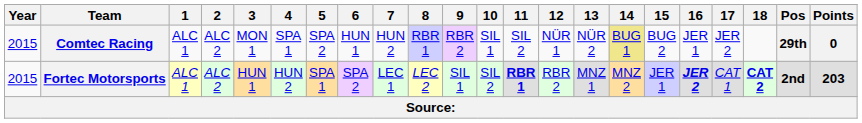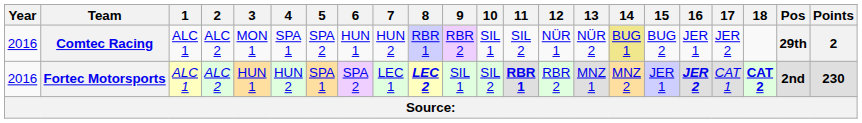(22, 43) 2015 -> (22, 43) 2016
(833, 43) 0 -> (833, 43) 2
(22, 79) 2015 -> (22, 79) 2016
(425, 79) normal -> (425, 79) bold
(833, 79) 203 -> (833, 79) 230
